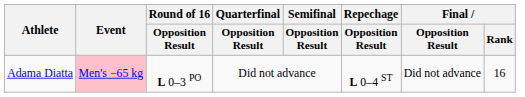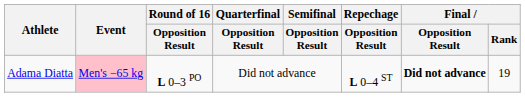(442, 74) normal -> (445, 74) bold
(500, 74) 16 -> (504, 74) 19
